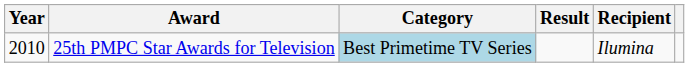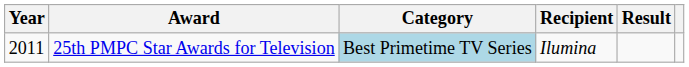columns swapped: (634, 18) <-> (565, 18)
(27, 47) 2010 -> (26, 47) 2011
